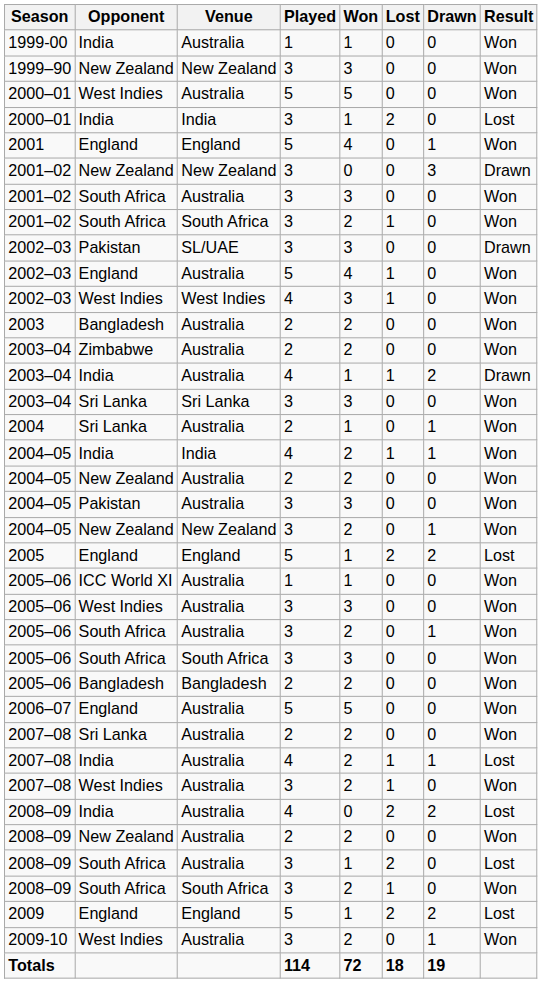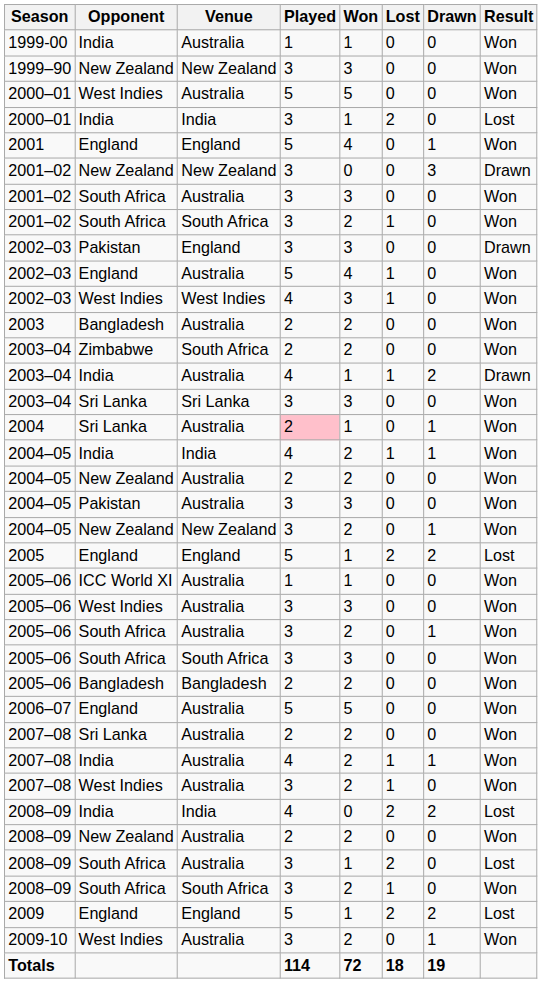(210, 247) SL/UAE -> (211, 247) England
(213, 350) Australia -> (225, 350) South Africa
(288, 427) no background -> (288, 427) pink background
(499, 760) Lost -> (501, 760) Won
(213, 811) Australia -> (199, 811) India
